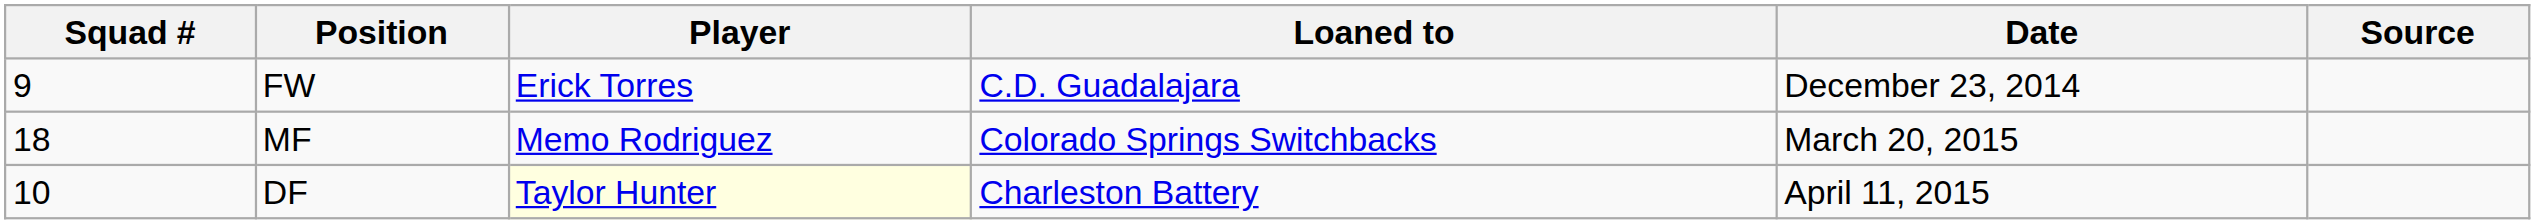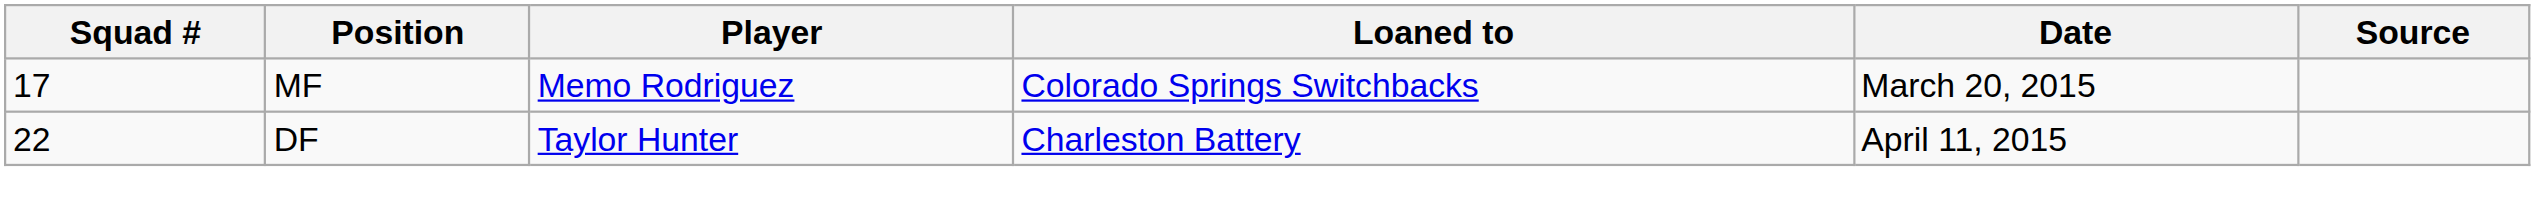- row: (289, 85)
(32, 139) 18 -> (32, 85) 17
(32, 192) 10 -> (32, 139) 22
(616, 192) lightyellow background -> (638, 139) no background
